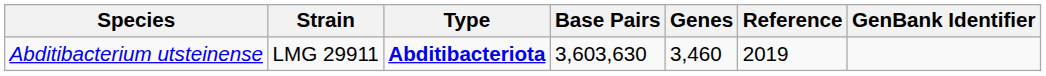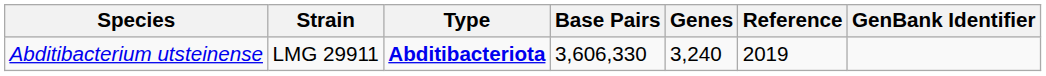(601, 53) 3,603,630 -> (601, 53) 3,606,330
(696, 53) 3,460 -> (696, 53) 3,240
